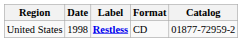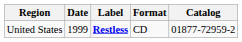(78, 29) 1998 -> (78, 29) 1999
